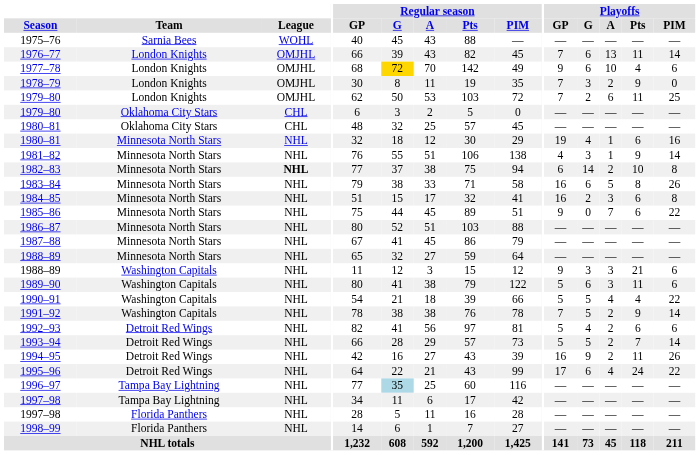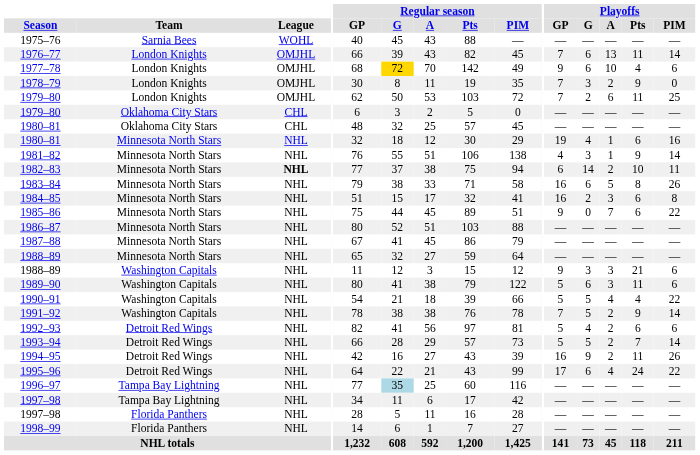(674, 169) 8 -> (674, 169) 11
